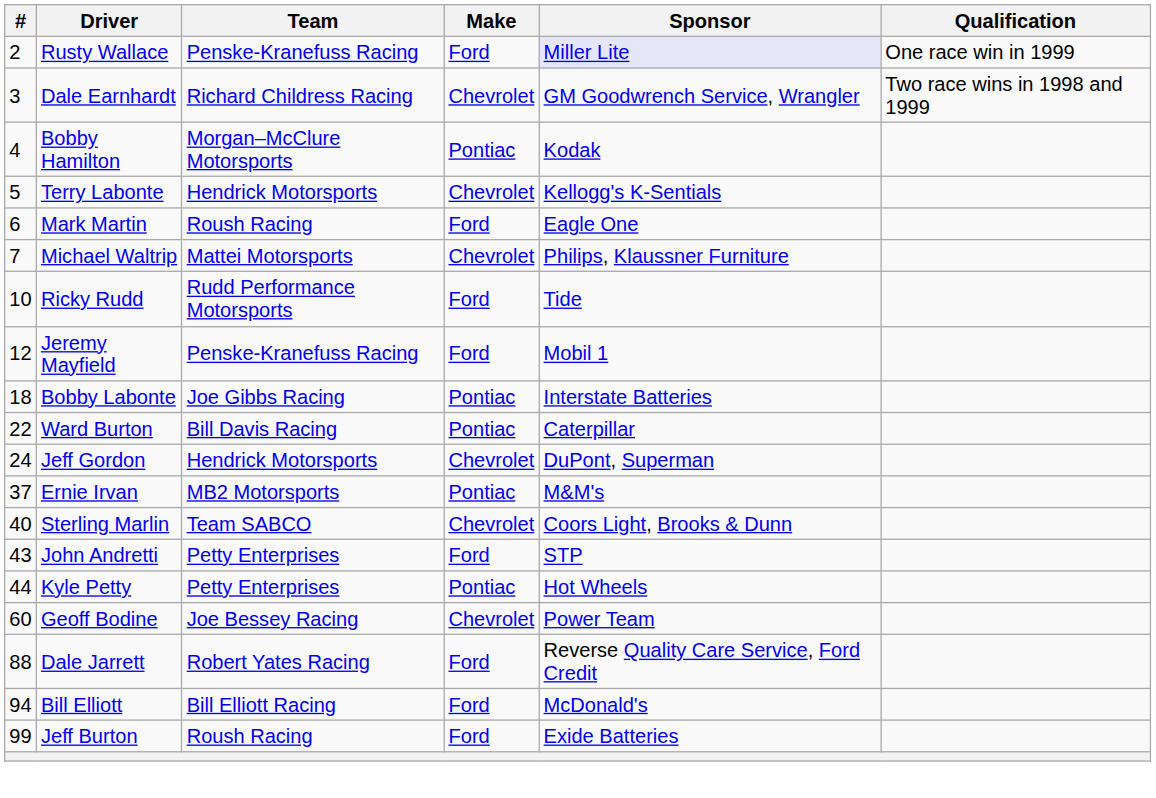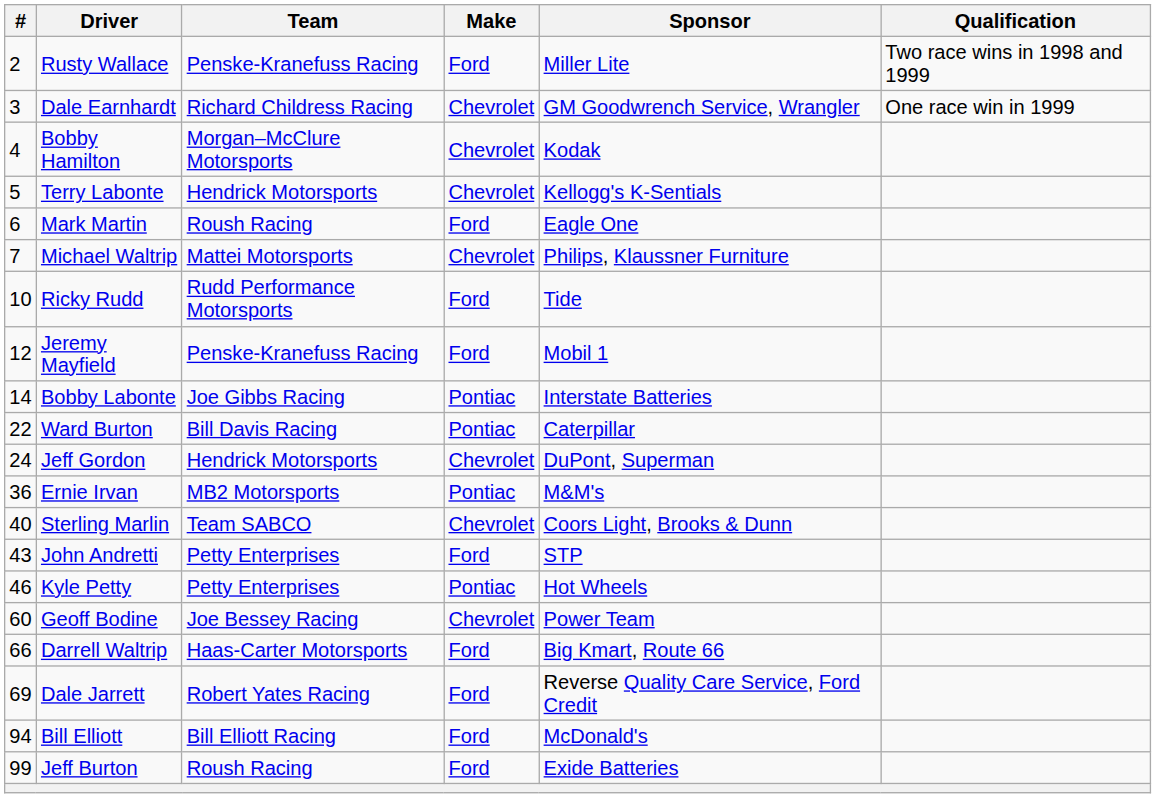(587, 52) lavender background -> (587, 64) no background
(980, 52) One race win in 1999 -> (1004, 64) Two race wins in 1998 and 1999
(1004, 95) Two race wins in 1998 and 1999 -> (980, 107) One race win in 1999
(482, 150) Pontiac -> (491, 150) Chevrolet
(20, 396) 18 -> (20, 396) 14
(20, 492) 37 -> (20, 492) 36
(20, 587) 44 -> (20, 587) 46
+ row: (104, 650)
(20, 662) 88 -> (20, 693) 69
